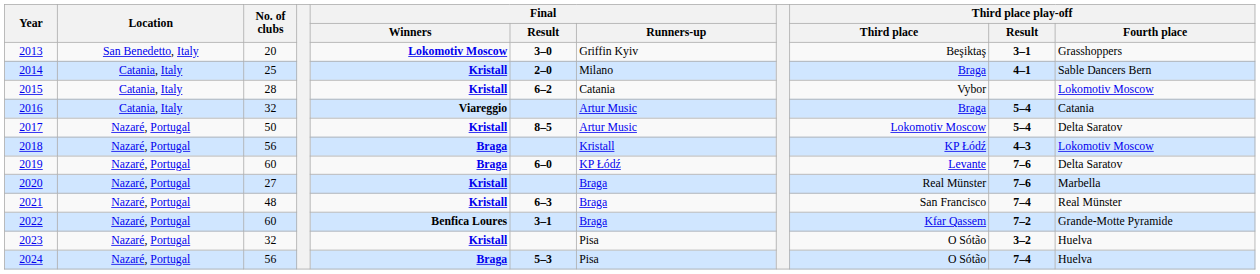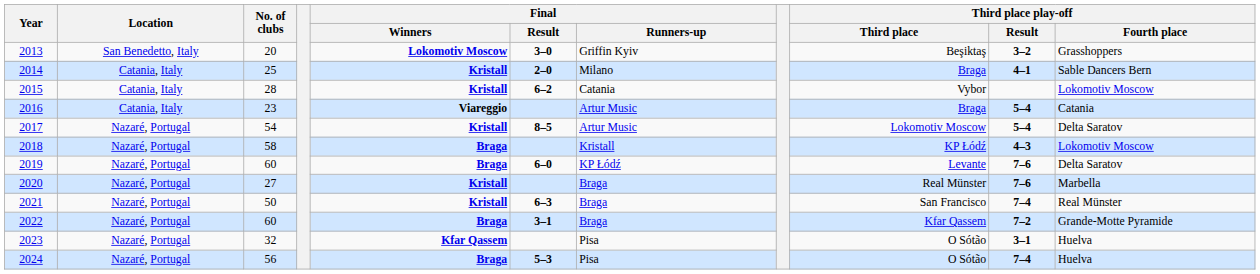(1022, 51) 3–1 -> (1022, 51) 3–2
(270, 108) 32 -> (270, 108) 23
(270, 127) 50 -> (270, 127) 54
(270, 146) 56 -> (270, 146) 58
(270, 202) 48 -> (270, 202) 50
(469, 221) Benfica Loures -> (492, 221) Braga
(488, 240) Kristall -> (474, 240) Kfar Qassem
(1022, 240) 3–2 -> (1022, 240) 3–1
